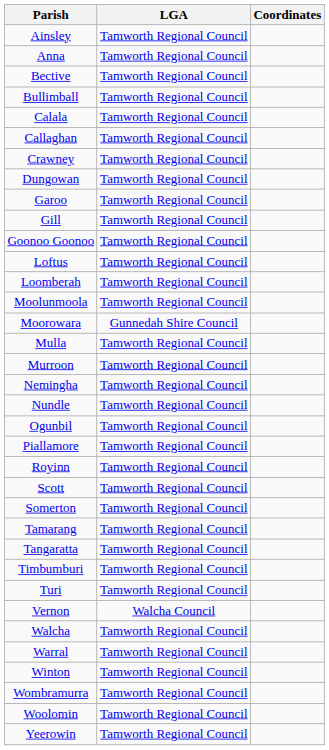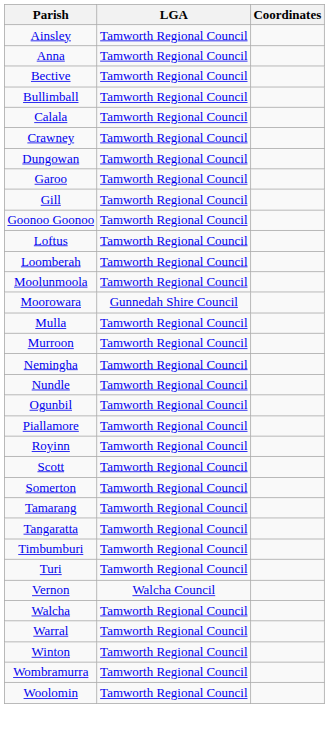- row: (51, 138)
- row: (51, 734)
